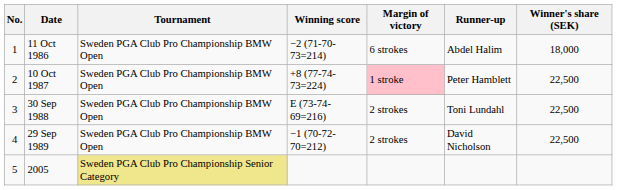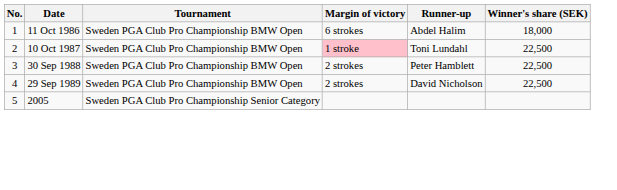- column: (327, 19)
(479, 80) Peter Hamblett -> (439, 48) Toni Lundahl
(476, 110) Toni Lundahl -> (442, 66) Peter Hamblett
(176, 170) khaki background -> (203, 101) no background
